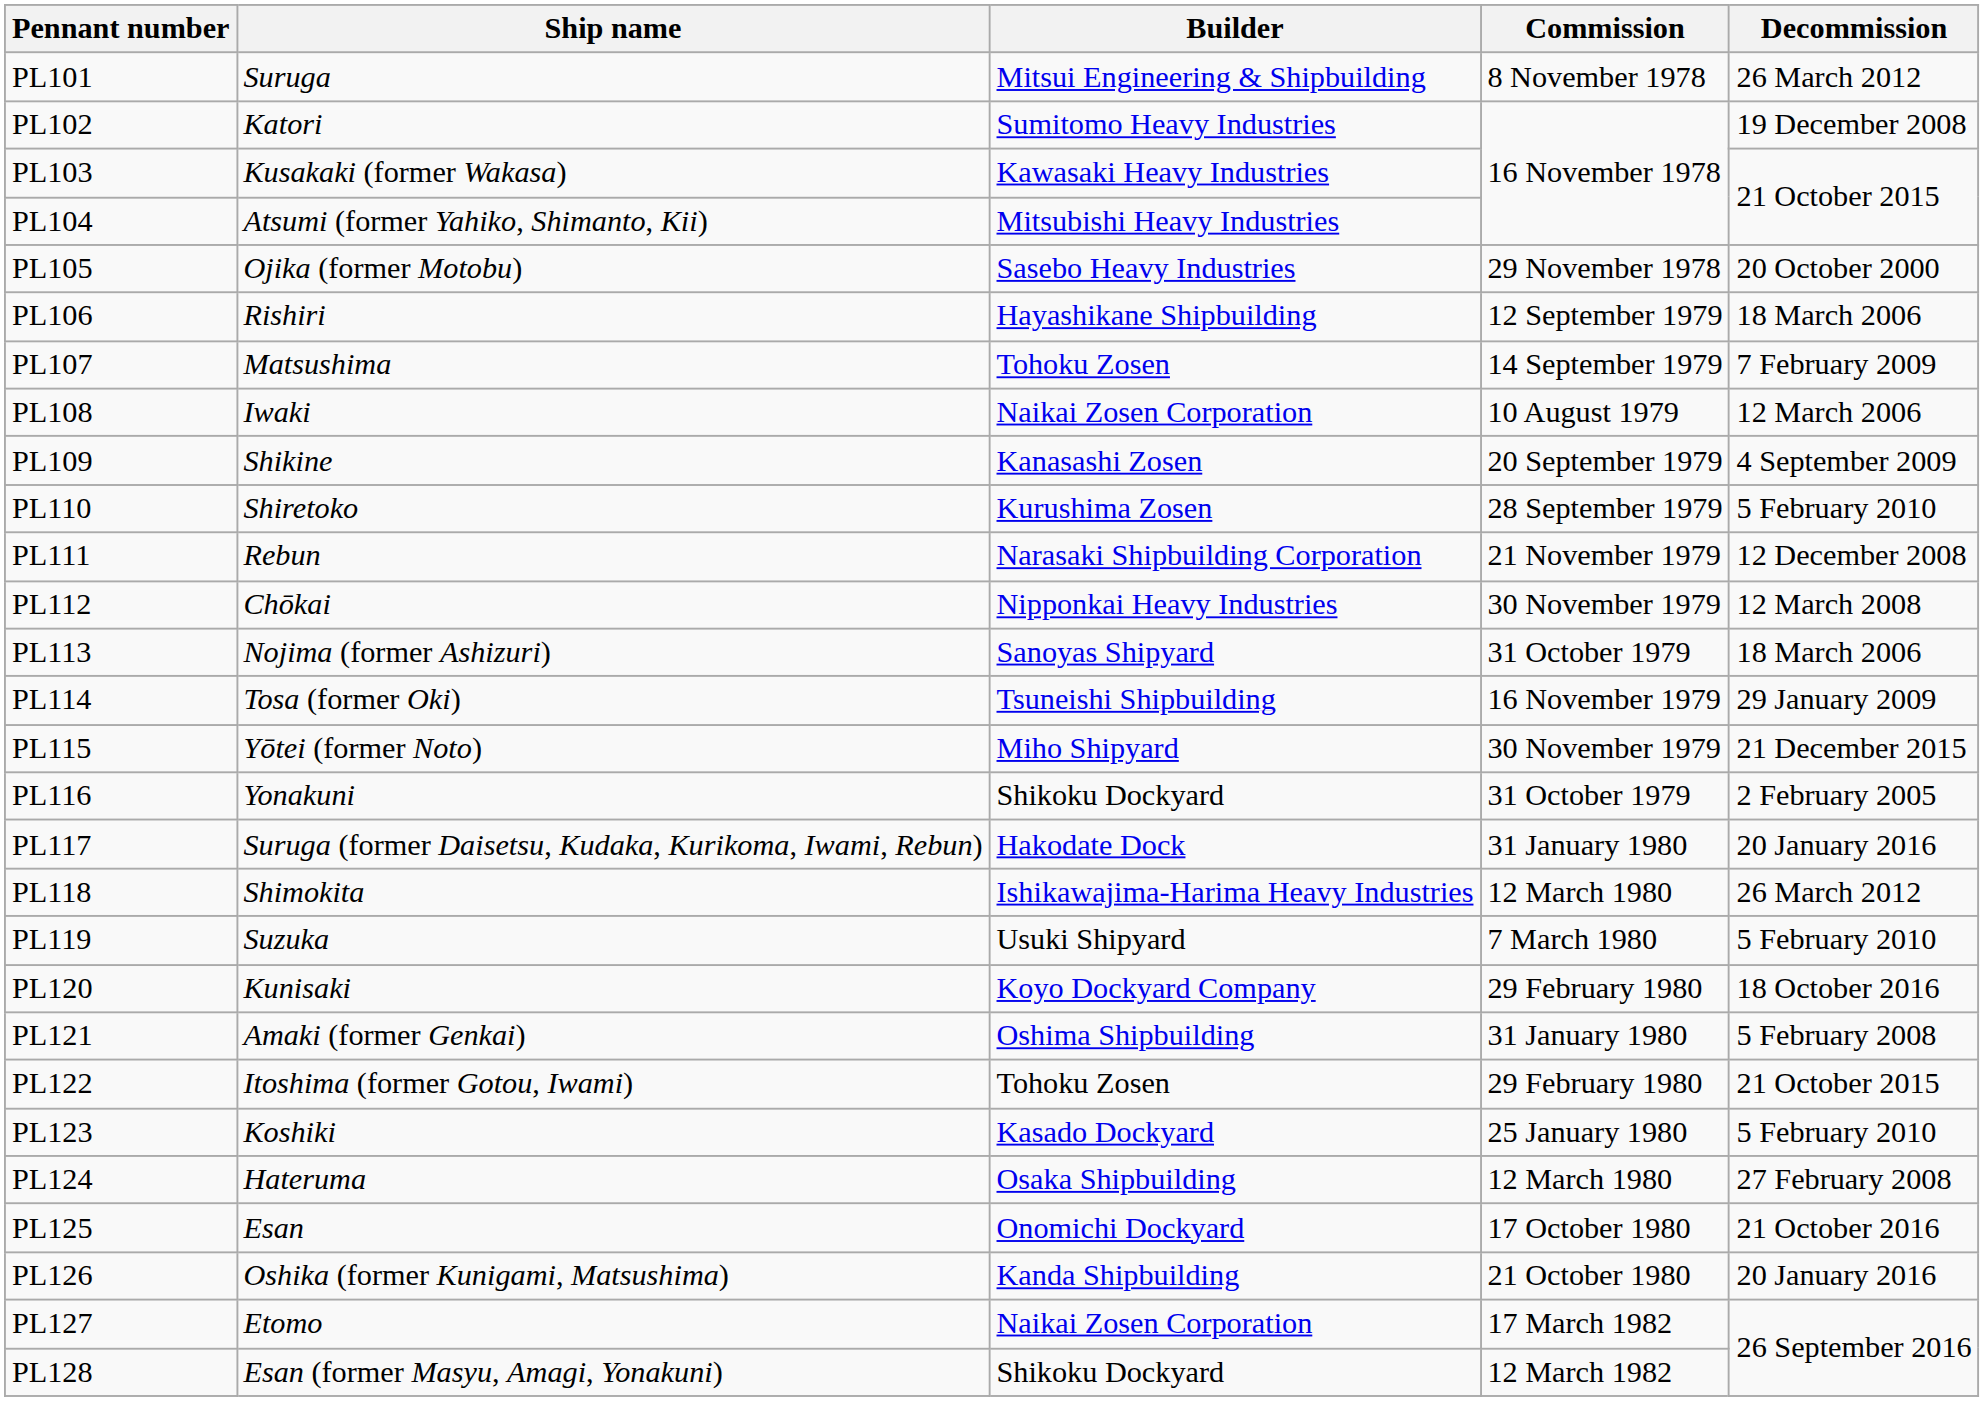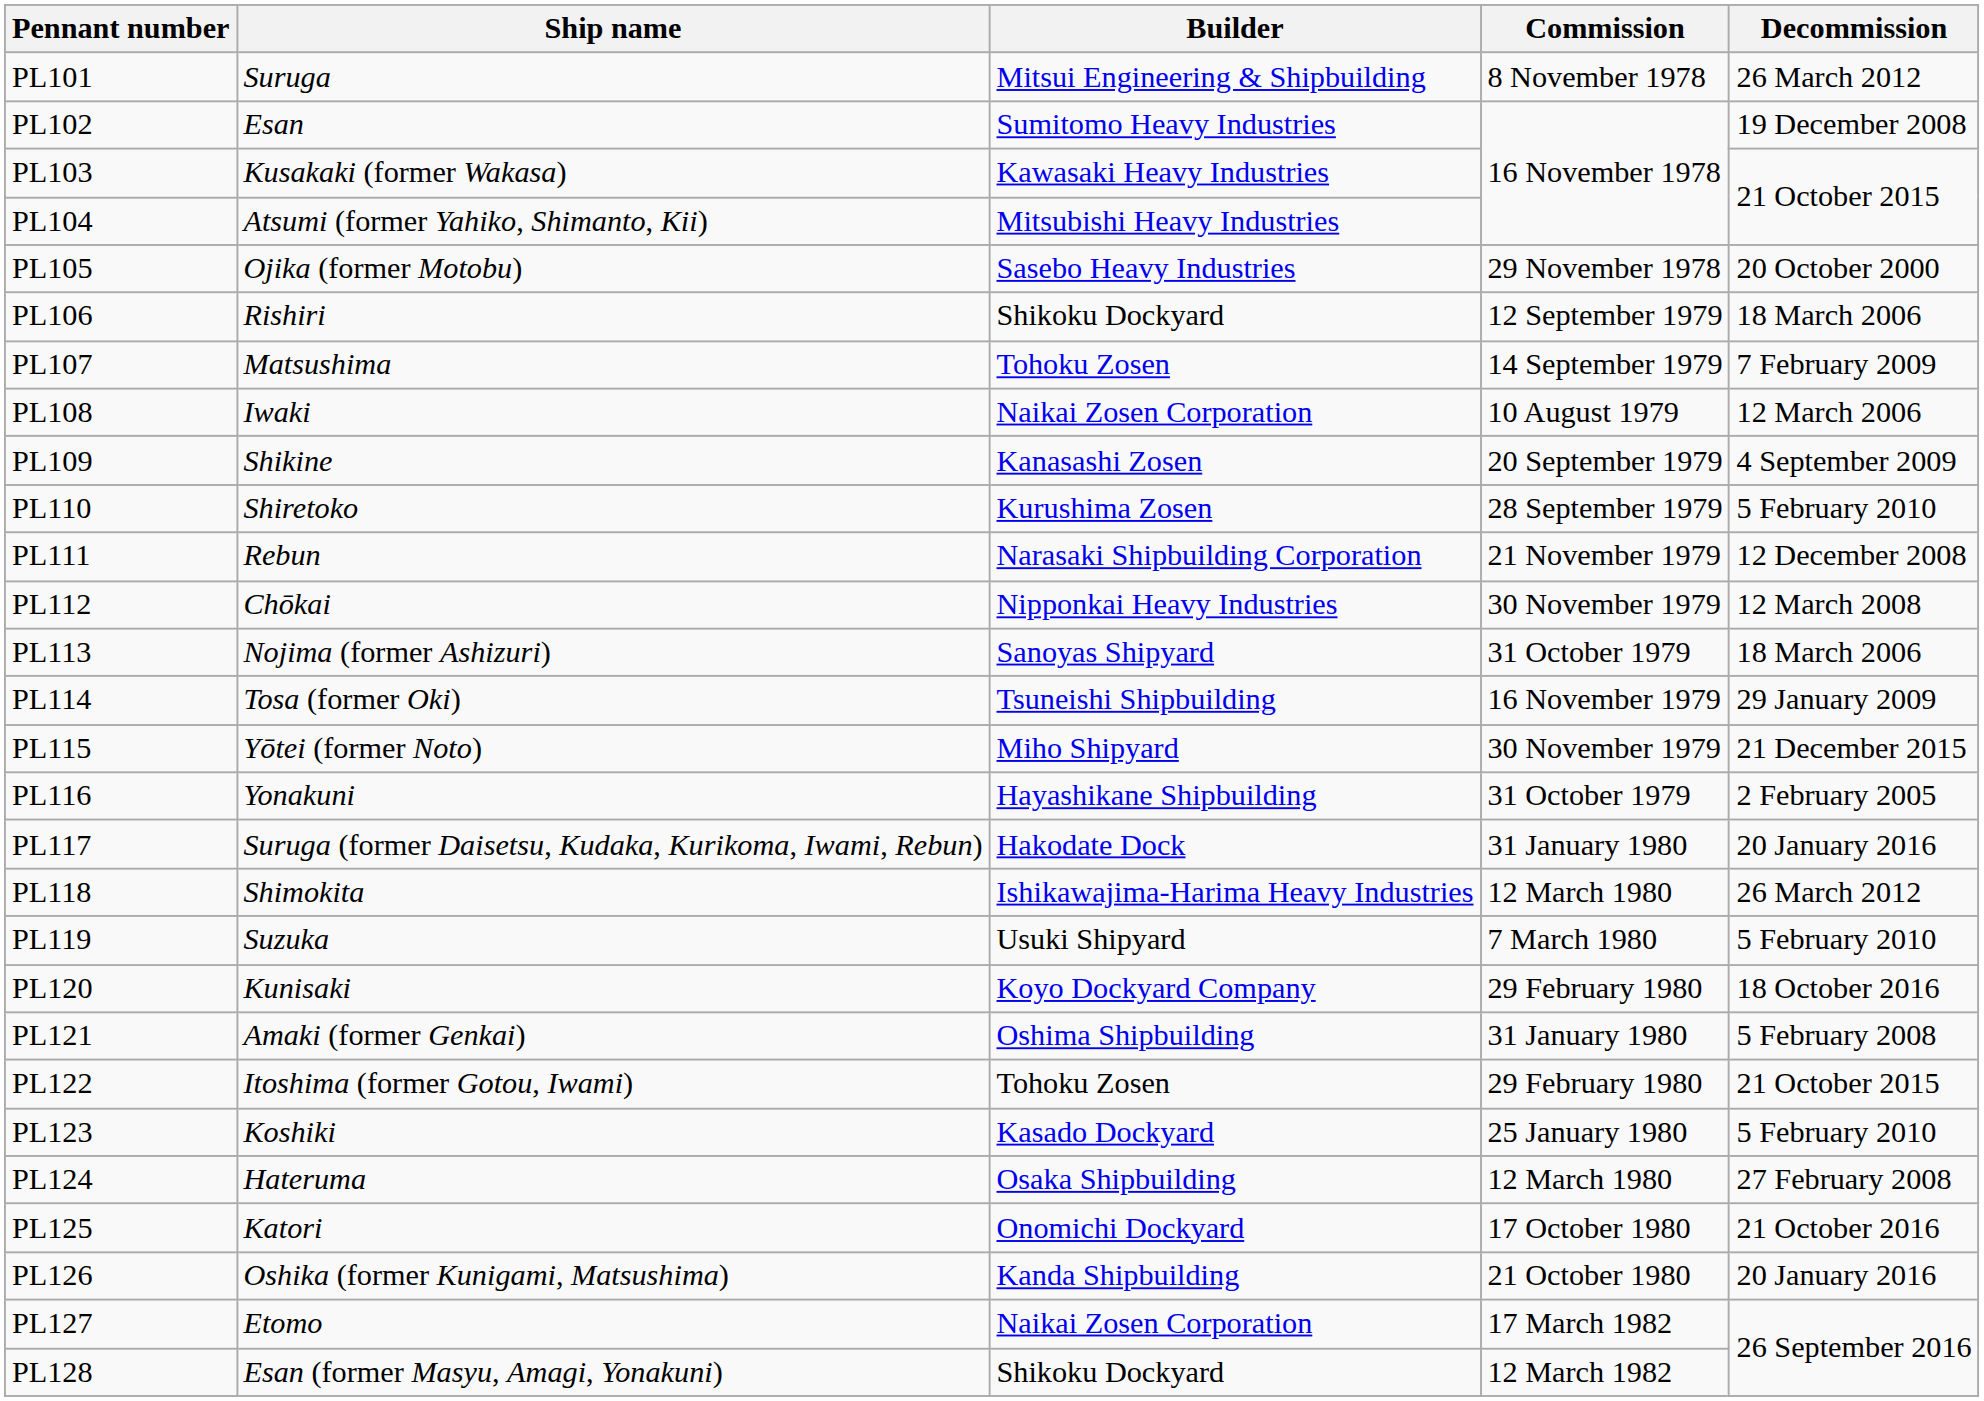(283, 124) Katori -> (274, 124) Esan
(1157, 316) Hayashikane Shipbuilding -> (1110, 316) Shikoku Dockyard
(1110, 795) Shikoku Dockyard -> (1157, 795) Hayashikane Shipbuilding
(274, 1227) Esan -> (283, 1227) Katori
